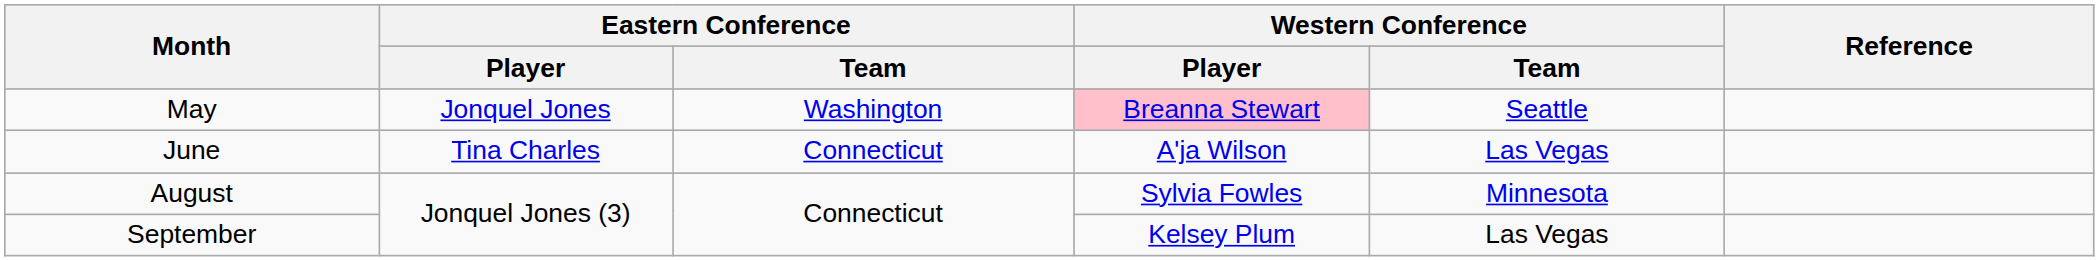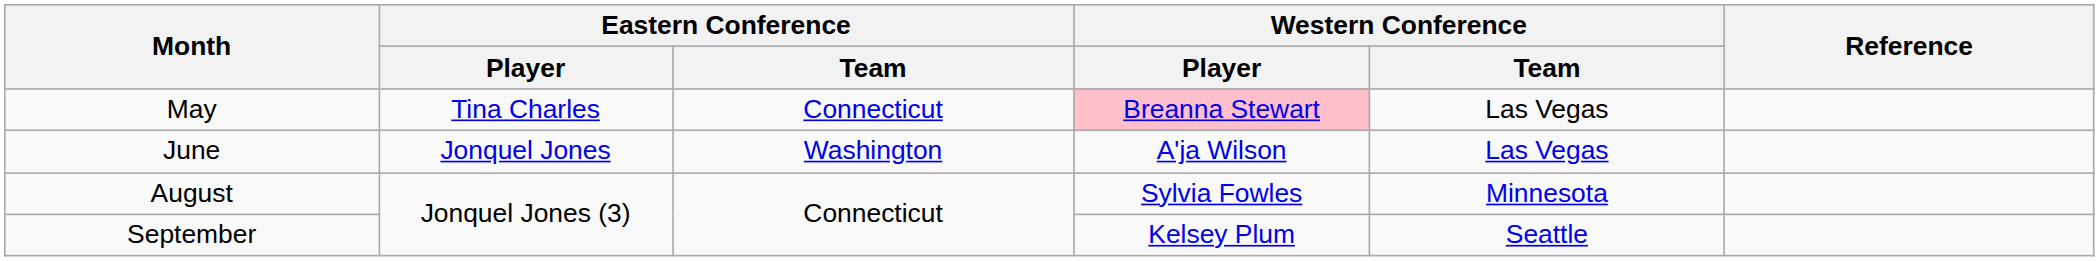(526, 109) Jonquel Jones -> (526, 109) Tina Charles
(873, 109) Washington -> (873, 109) Connecticut
(1547, 109) Seattle -> (1547, 109) Las Vegas
(526, 151) Tina Charles -> (526, 151) Jonquel Jones
(873, 151) Connecticut -> (873, 151) Washington
(1547, 234) Las Vegas -> (1547, 234) Seattle
